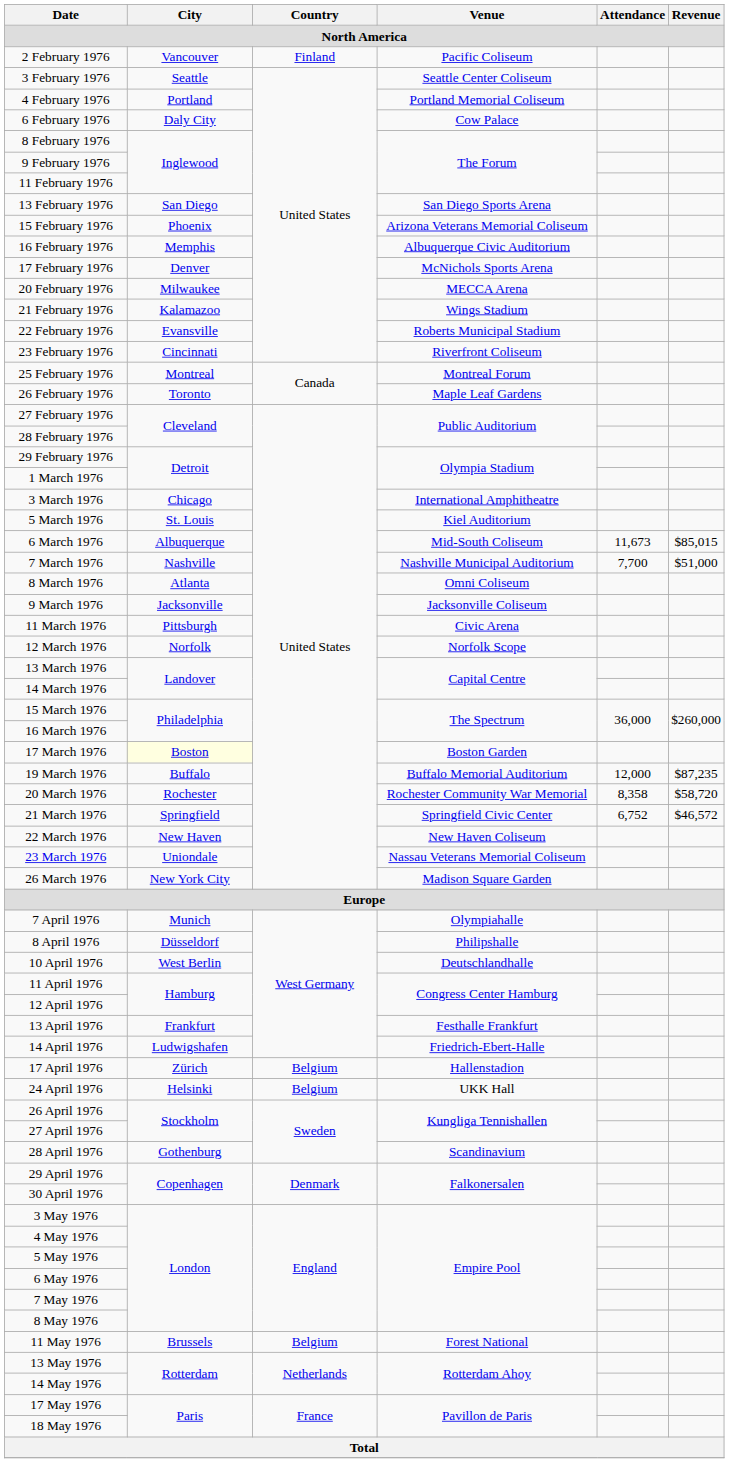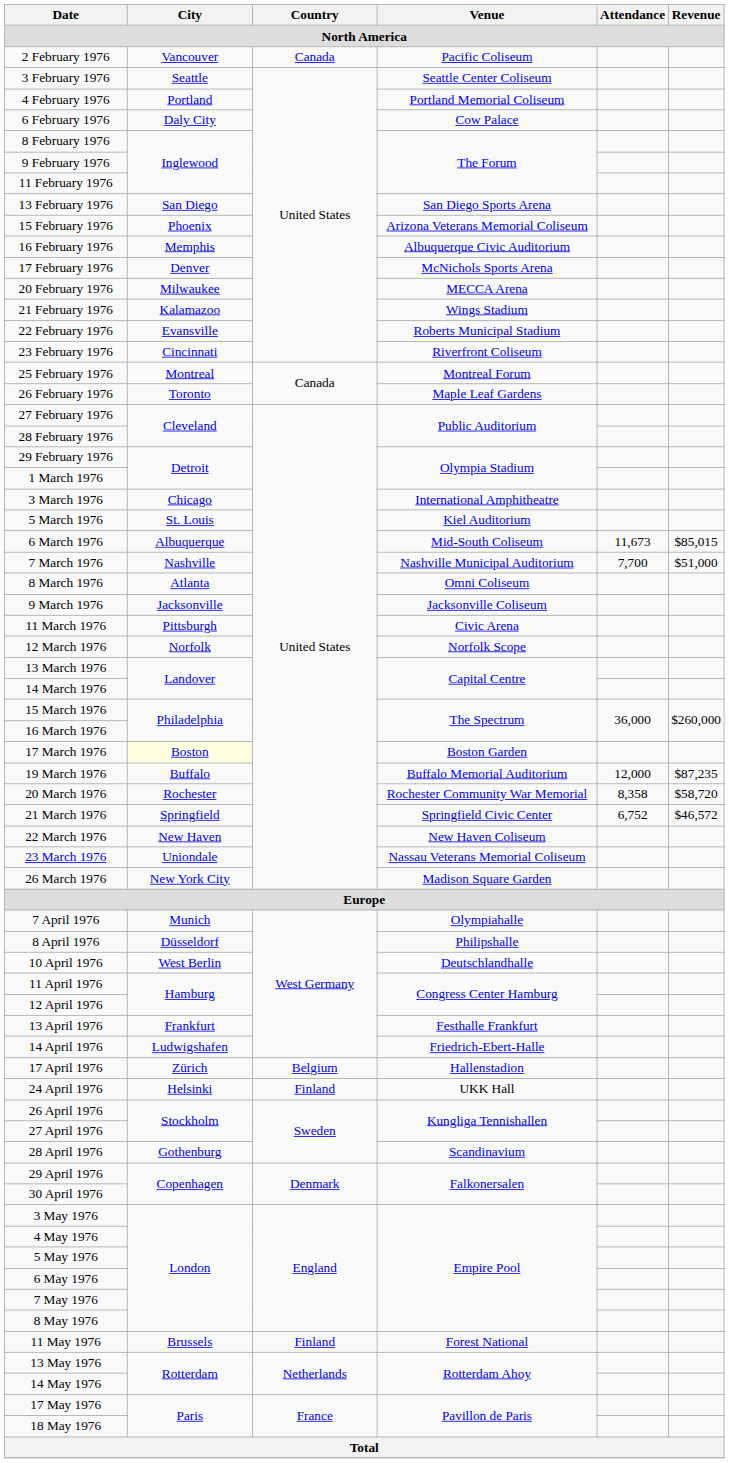(315, 57) Finland -> (315, 57) Canada
(315, 1089) Belgium -> (315, 1089) Finland
(315, 1341) Belgium -> (315, 1341) Finland
